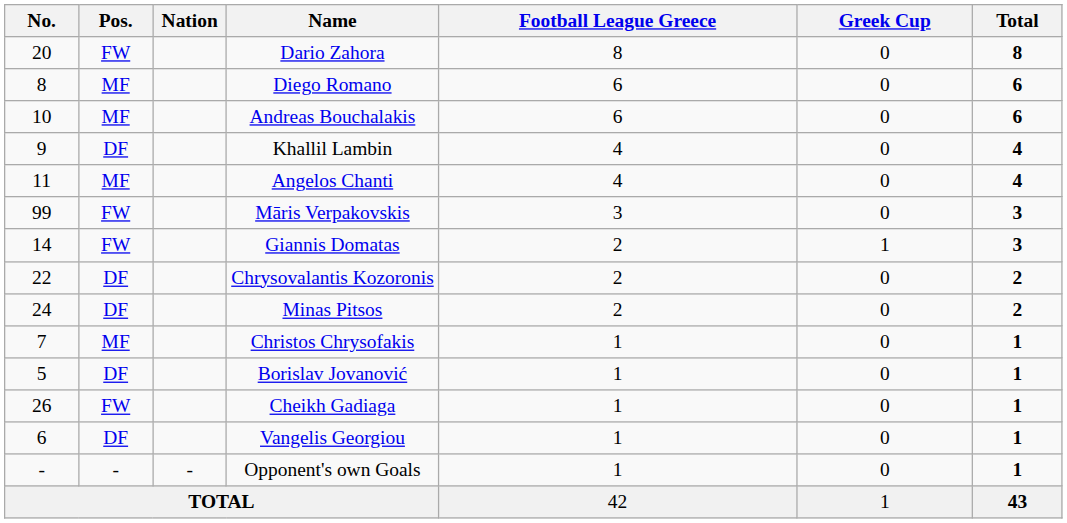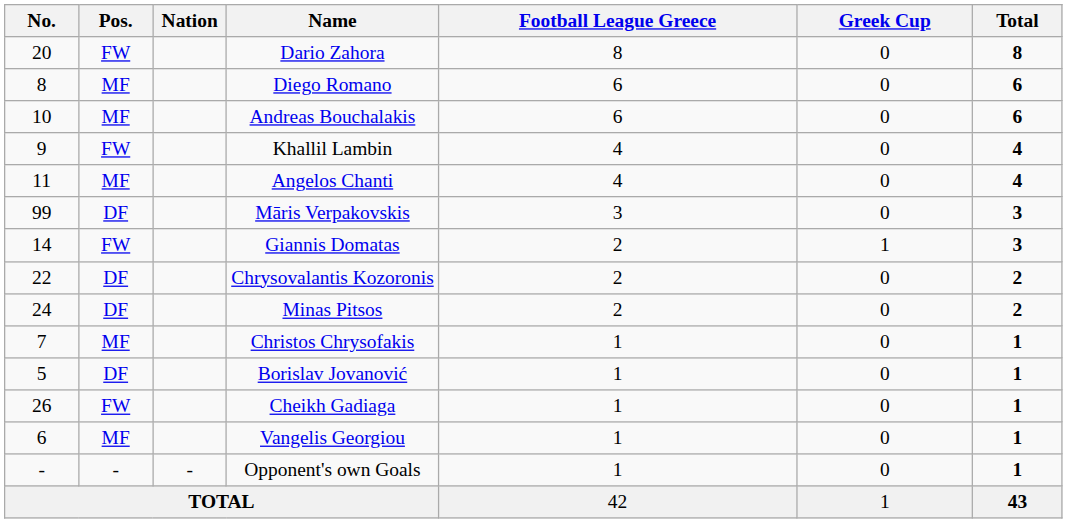(116, 149) DF -> (116, 149) FW
(116, 213) FW -> (116, 213) DF
(116, 437) DF -> (116, 437) MF
